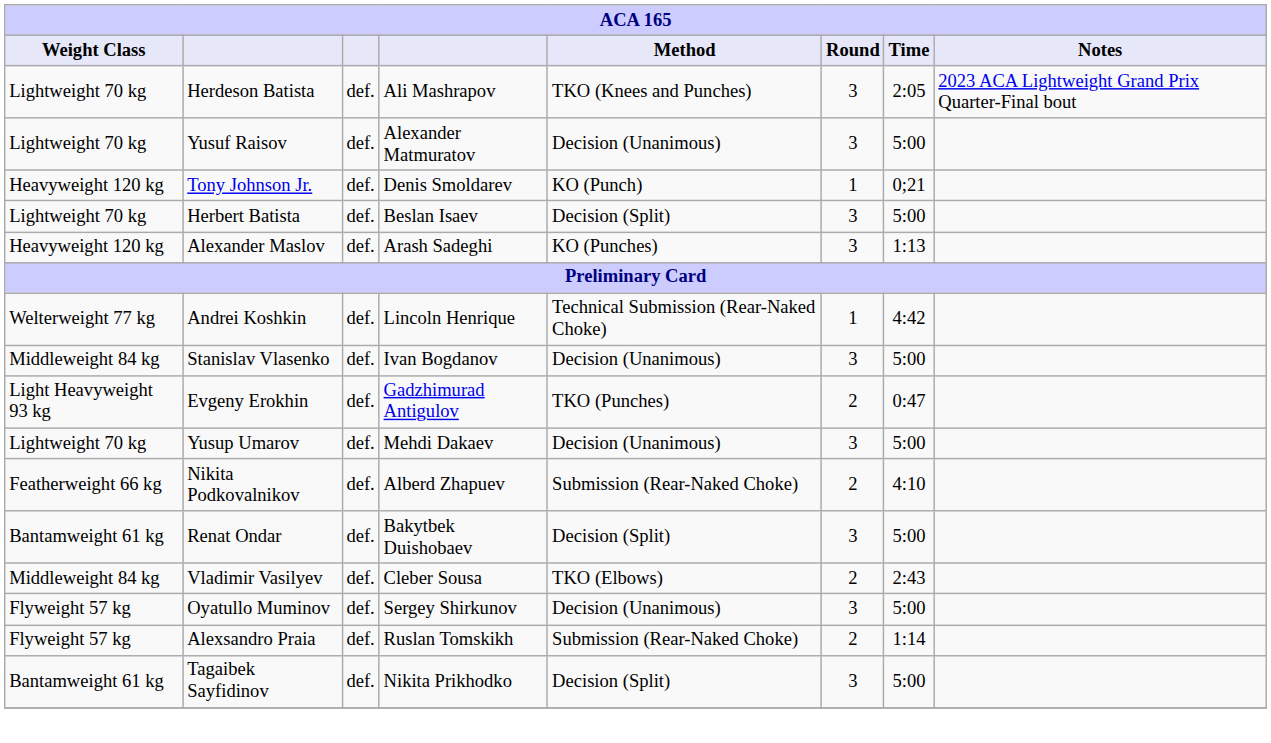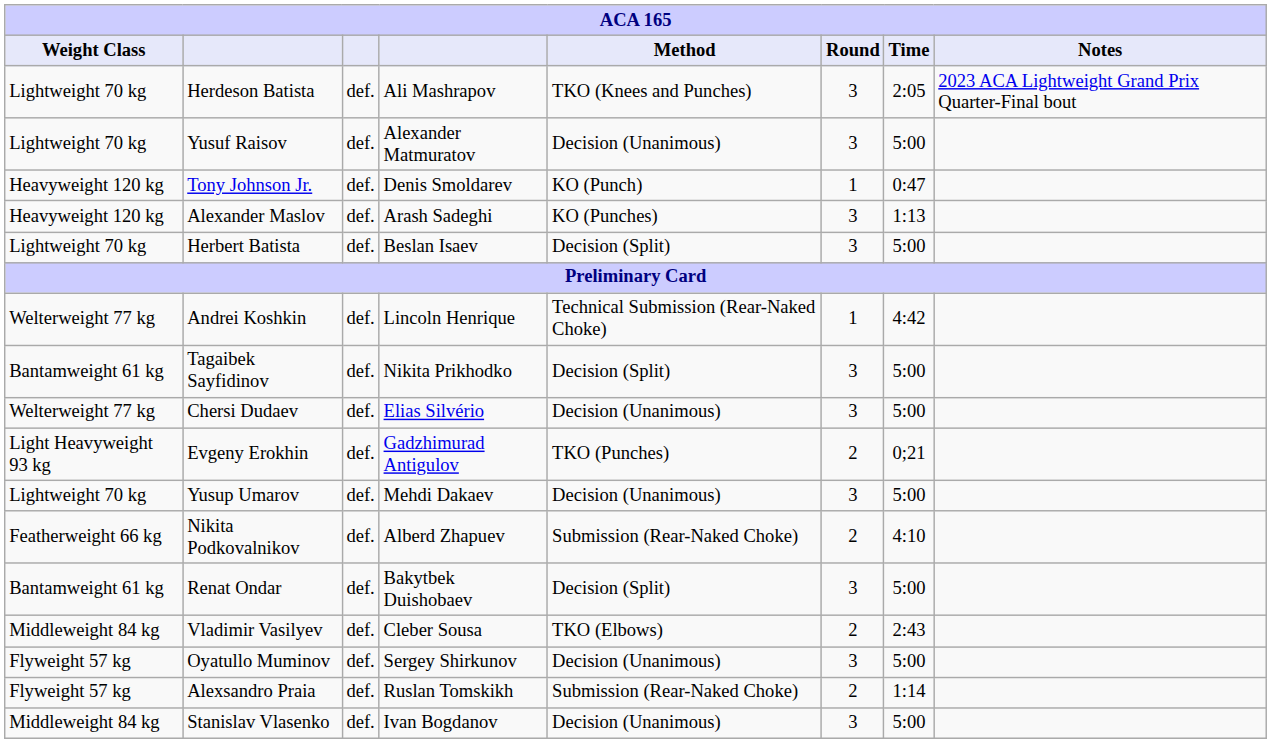(909, 185) 0;21 -> (909, 185) 0:47
rows swapped: (244, 216) <-> (256, 246)
rows swapped: (258, 360) <-> (228, 680)
+ row: (243, 412)
(909, 401) 0:47 -> (909, 453) 0;21
